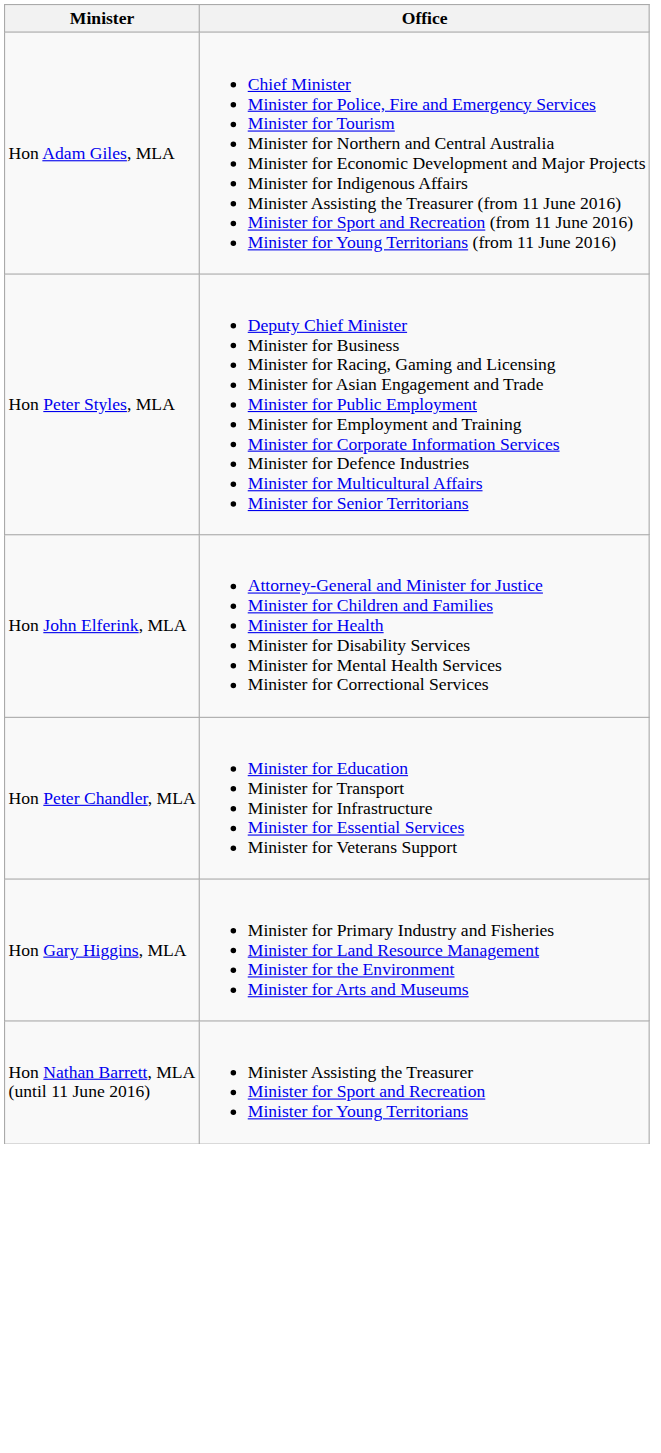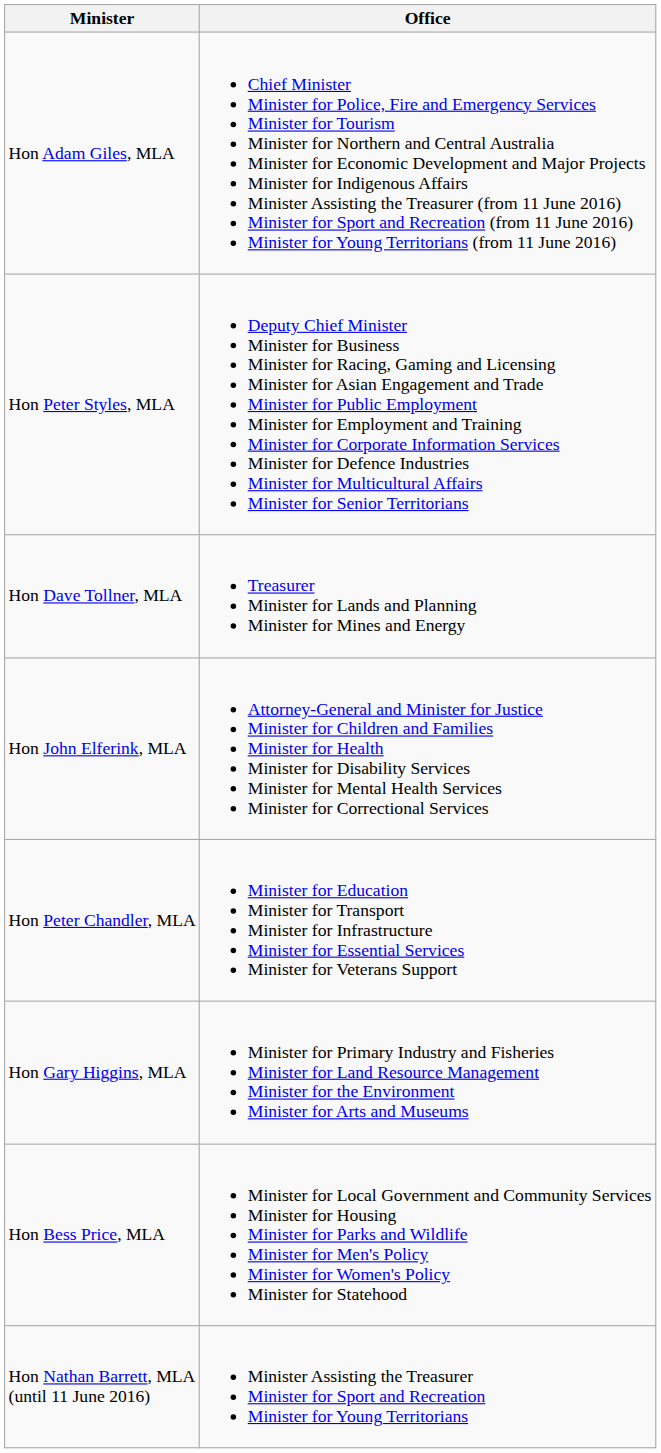+ row: (95, 596)
+ row: (87, 1234)
